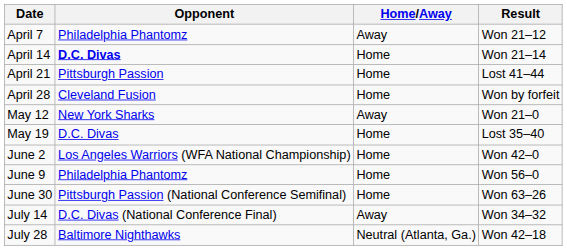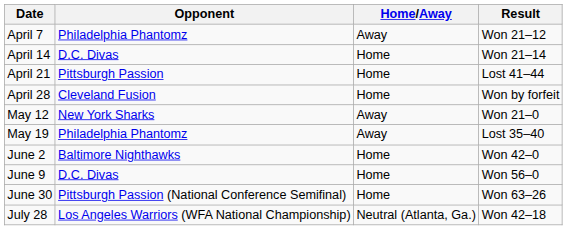(89, 54) bold -> (88, 54) normal
(88, 134) D.C. Divas -> (123, 134) Philadelphia Phantomz
(373, 134) Home -> (372, 134) Away
(204, 154) Los Angeles Warriors (WFA National Championship) -> (119, 154) Baltimore Nighthawks
(123, 174) Philadelphia Phantomz -> (88, 174) D.C. Divas
- row: (27, 214)
(119, 235) Baltimore Nighthawks -> (204, 214) Los Angeles Warriors (WFA National Championship)
